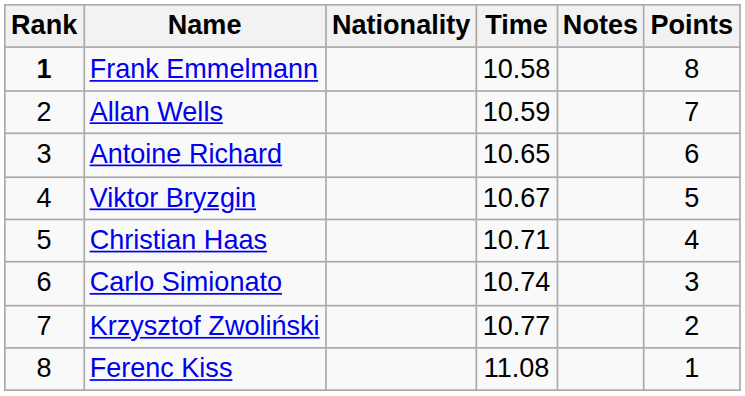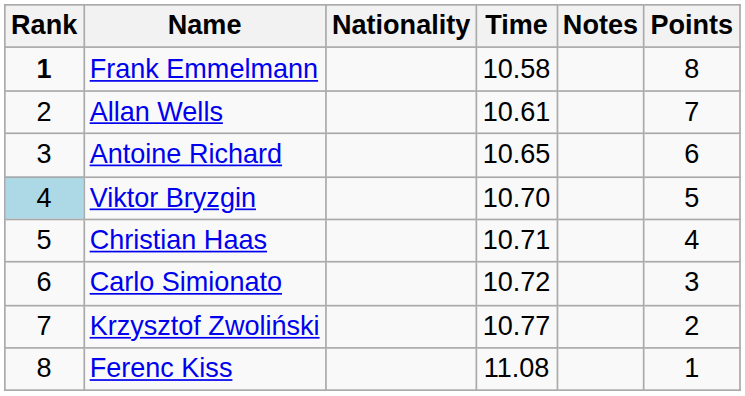(517, 111) 10.59 -> (517, 111) 10.61
(44, 197) no background -> (44, 197) lightblue background
(517, 197) 10.67 -> (517, 197) 10.70
(517, 283) 10.74 -> (517, 283) 10.72
